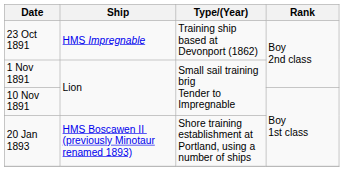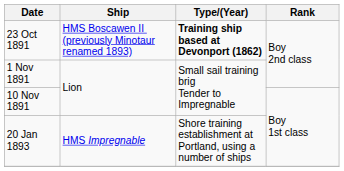(104, 40) HMS Impregnable -> (109, 40) HMS Boscawen II (previously Minotaur renamed 1893)
(218, 40) normal -> (220, 40) bold
(109, 140) HMS Boscawen II (previously Minotaur renamed 1893) -> (104, 140) HMS Impregnable
